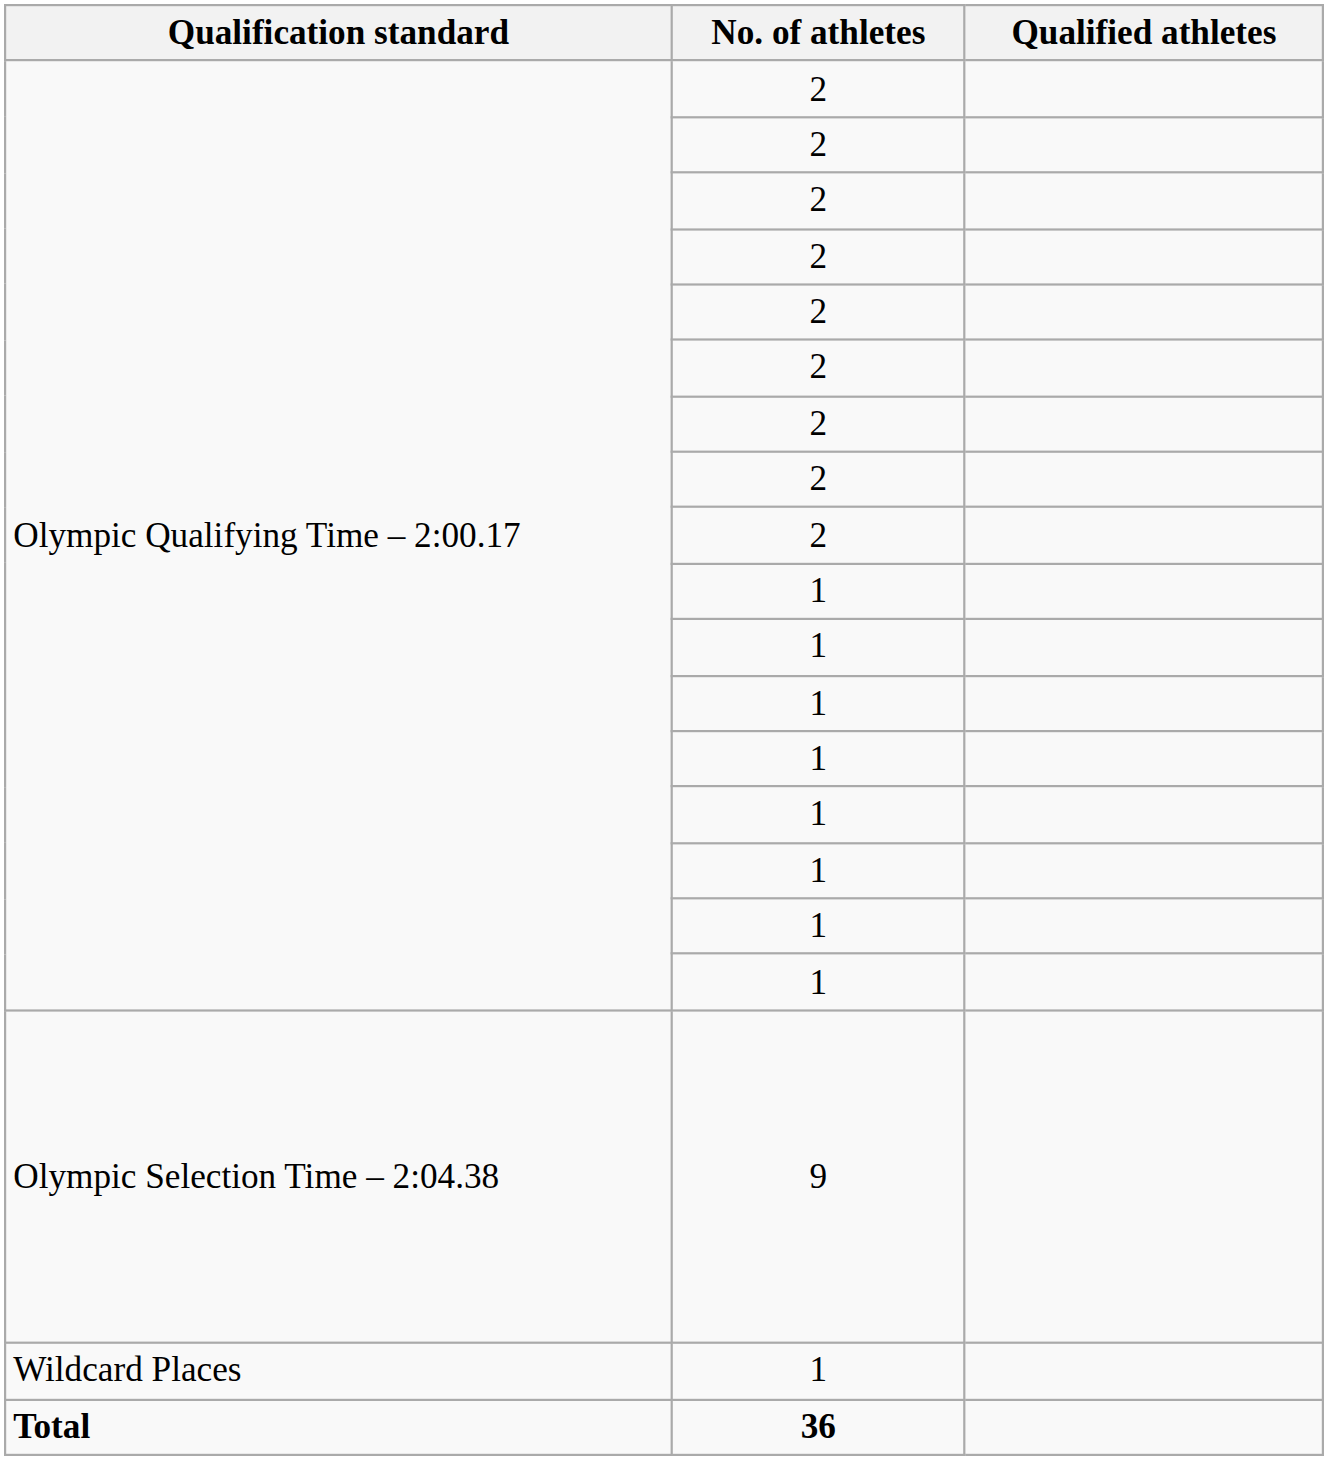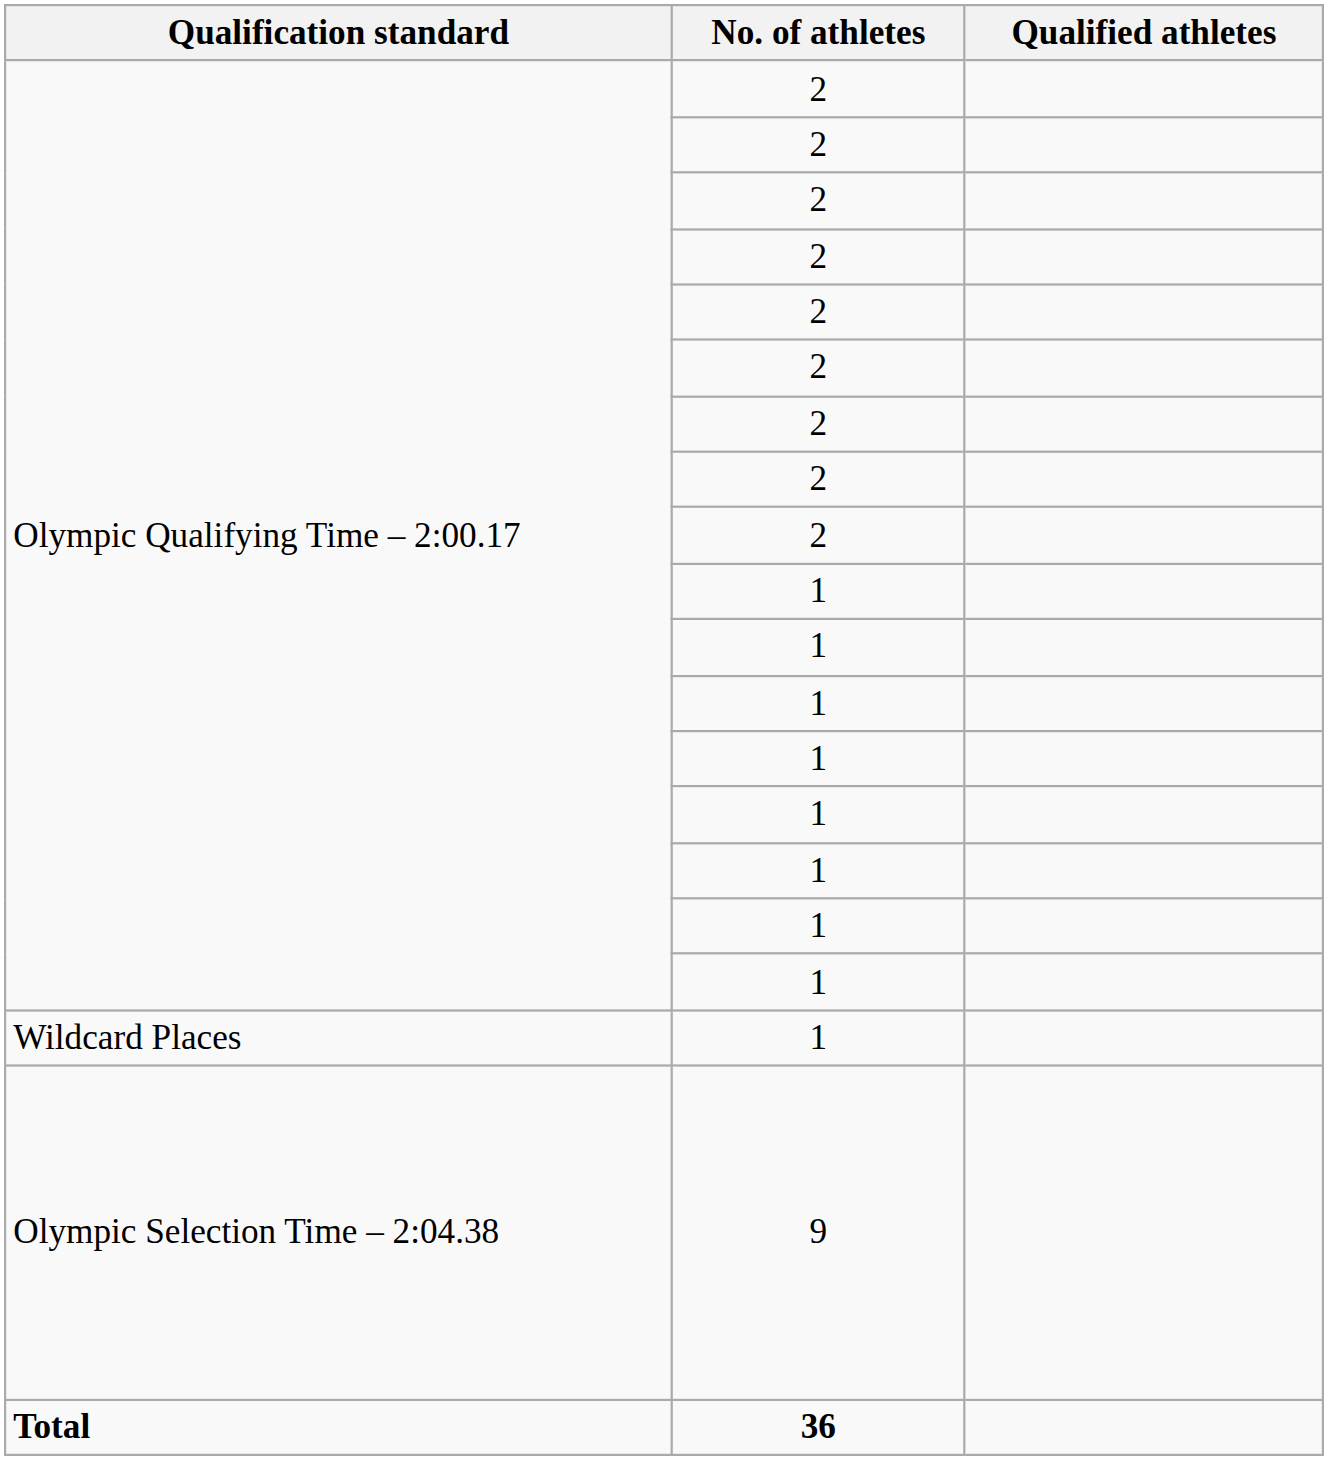rows swapped: (256, 1175) <-> (127, 1370)
